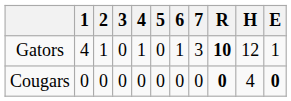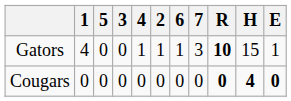columns swapped: (103, 20) <-> (161, 20)
(250, 50) 12 -> (250, 50) 15
(250, 81) normal -> (250, 81) bold
